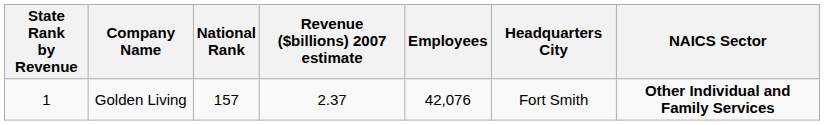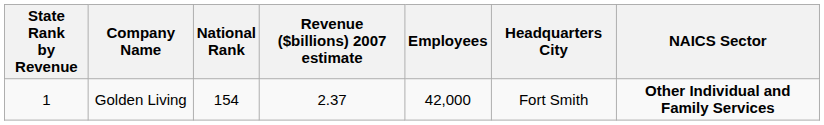(226, 99) 157 -> (226, 99) 154
(448, 99) 42,076 -> (448, 99) 42,000
